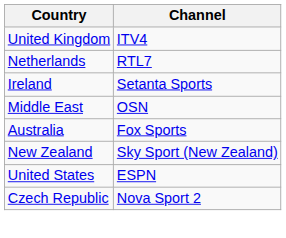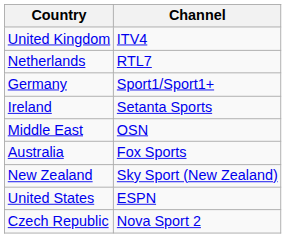+ row: (37, 84)
